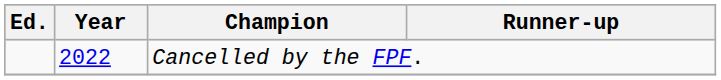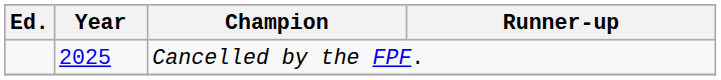(85, 58) 2022 -> (85, 58) 2025
